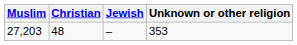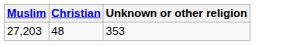- column: (125, 13)
